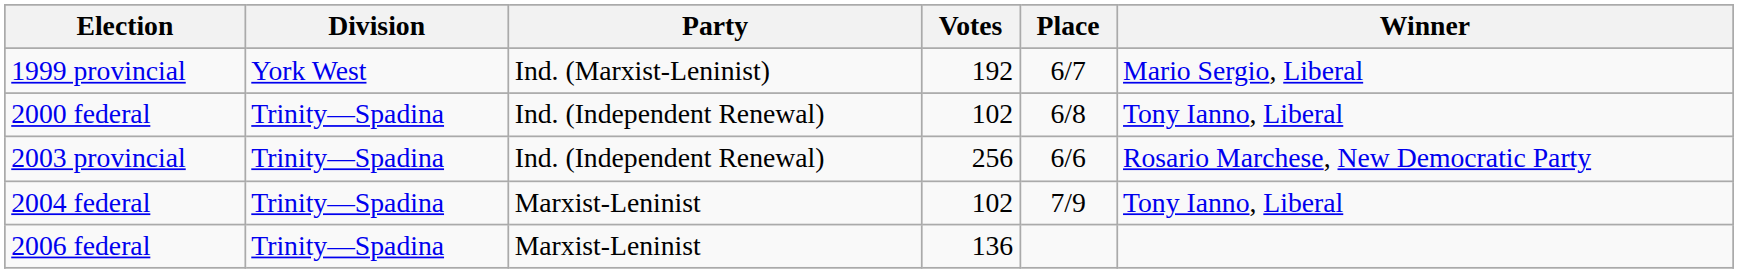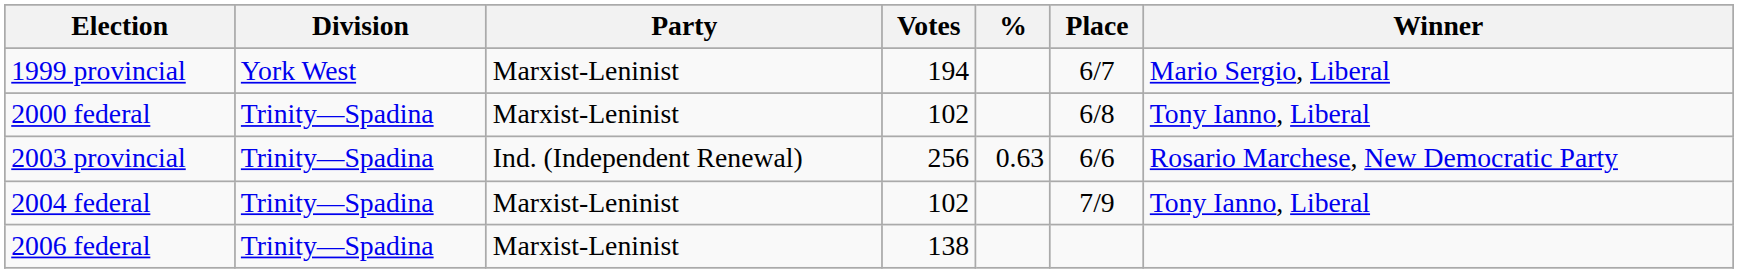+ column: (1013, 26)
(642, 70) Ind. (Marxist-Leninist) -> (586, 70) Marxist-Leninist
(992, 70) 192 -> (948, 70) 194
(670, 114) Ind. (Independent Renewal) -> (586, 114) Marxist-Leninist
(992, 245) 136 -> (948, 245) 138
